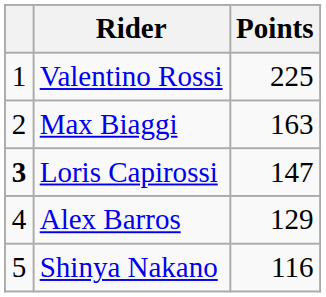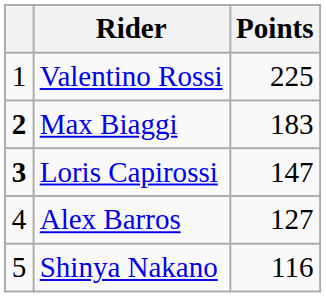(19, 124) normal -> (19, 124) bold
(292, 124) 163 -> (292, 124) 183
(292, 220) 129 -> (292, 220) 127
